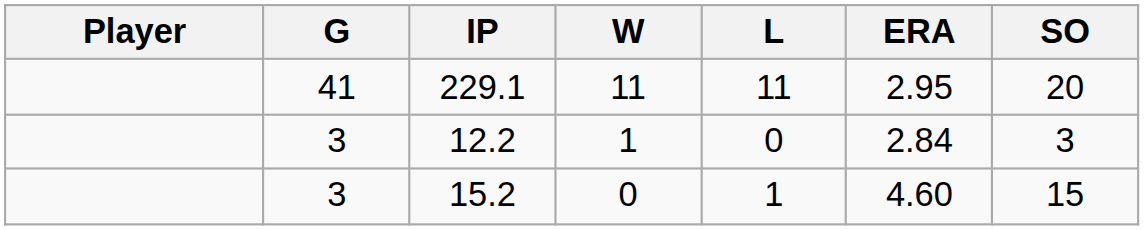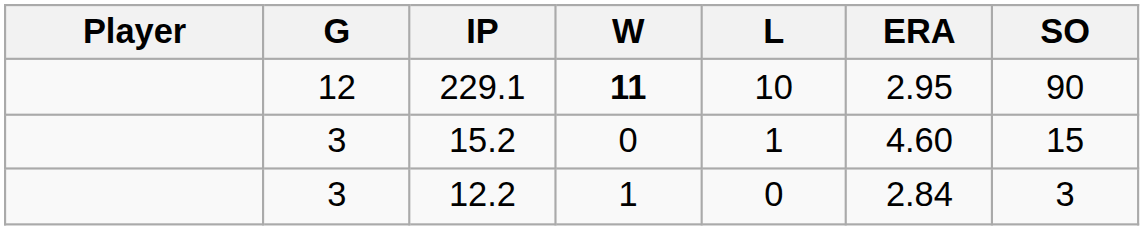(337, 86) 41 -> (337, 86) 12
(628, 86) normal -> (628, 86) bold
(774, 86) 11 -> (774, 86) 10
(1065, 86) 20 -> (1065, 86) 90
rows swapped: (482, 195) <-> (482, 140)
